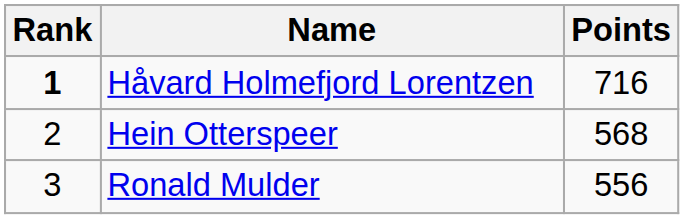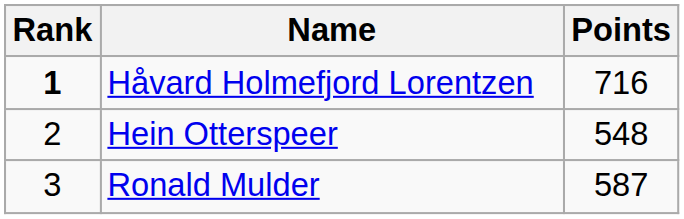(621, 133) 568 -> (621, 133) 548
(621, 185) 556 -> (621, 185) 587
